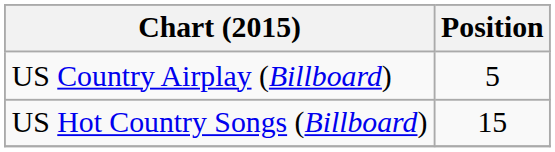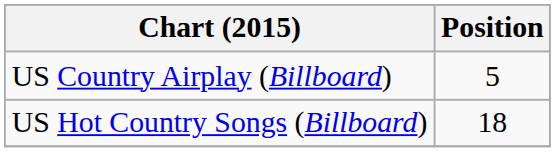(492, 122) 15 -> (492, 122) 18
